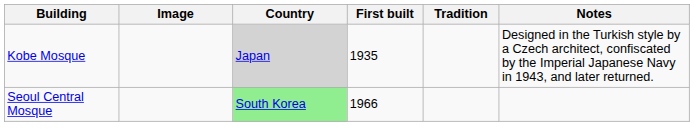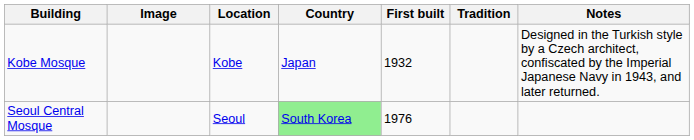+ column: (244, 14)
(253, 55) lightgrey background -> (298, 63) no background
(364, 55) 1935 -> (398, 63) 1932
(364, 104) 1966 -> (398, 118) 1976
